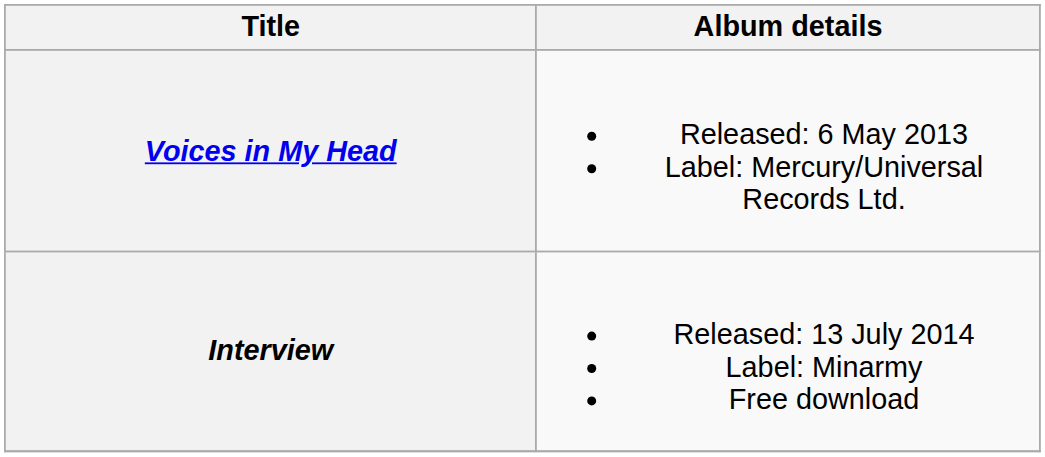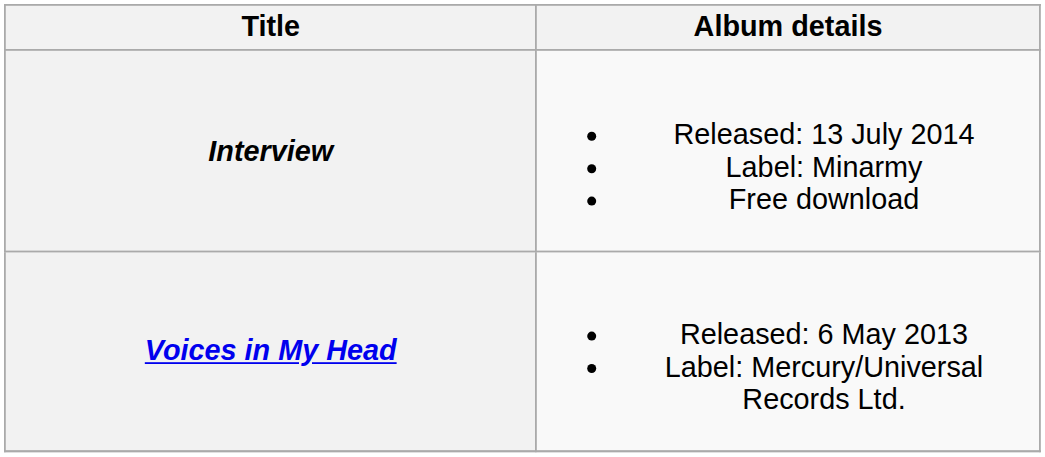rows swapped: (271, 150) <-> (271, 350)
